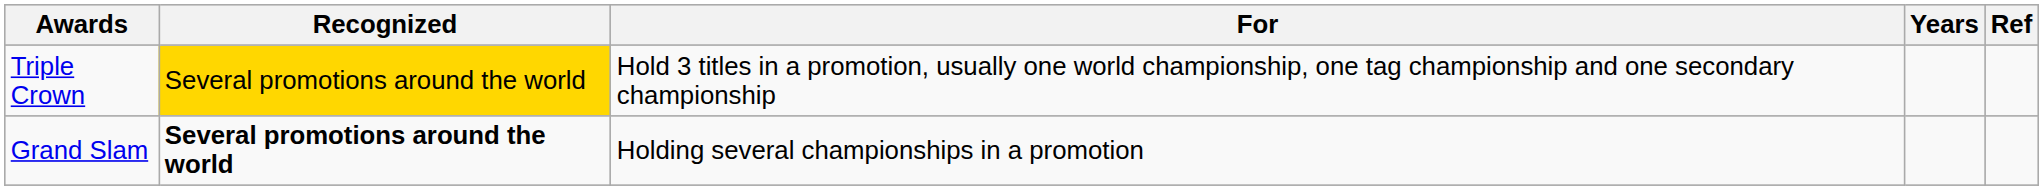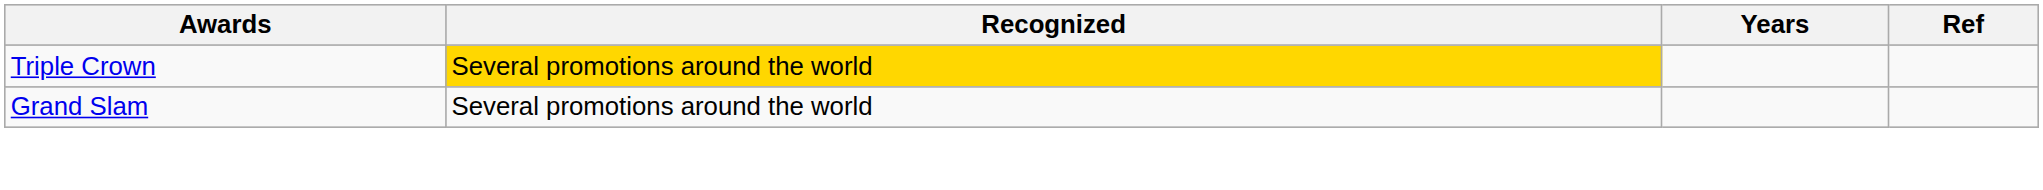- column: (1258, 24)
(355, 150) bold -> (662, 106) normal
